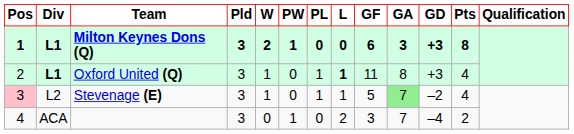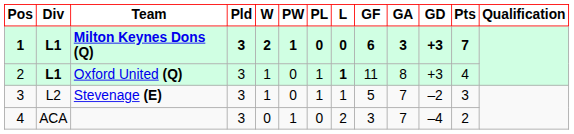(465, 44) 8 -> (465, 44) 7
(20, 96) pink background -> (20, 96) no background
(403, 96) lightgreen background -> (403, 96) no background
(465, 96) 4 -> (465, 96) 3
